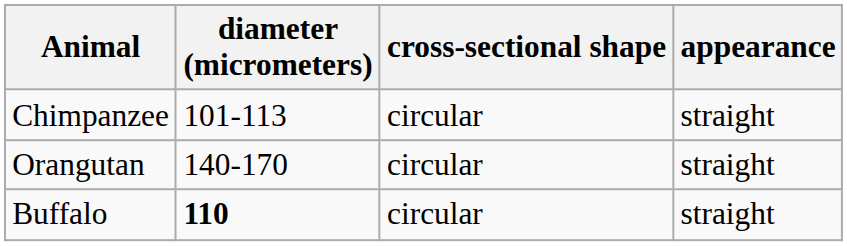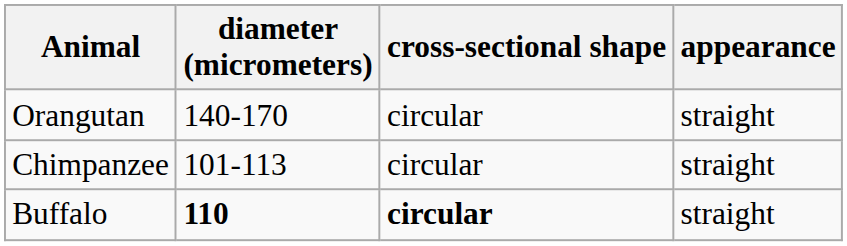rows swapped: (91, 114) <-> (78, 164)
(435, 213) normal -> (440, 213) bold
